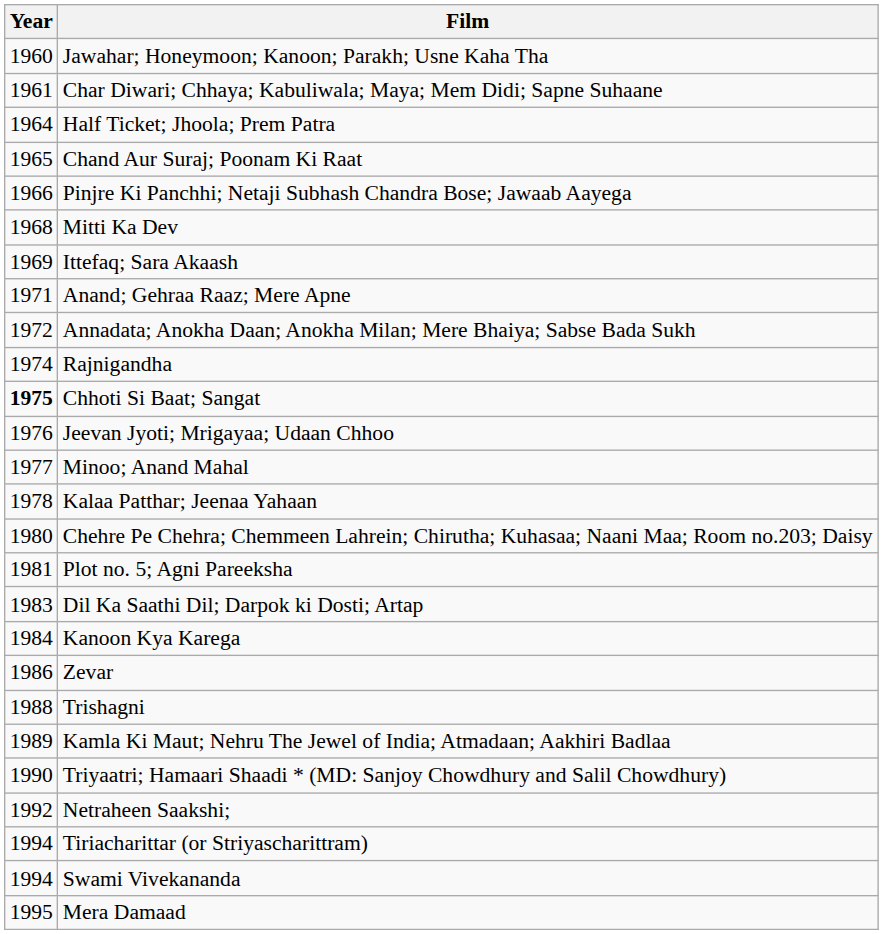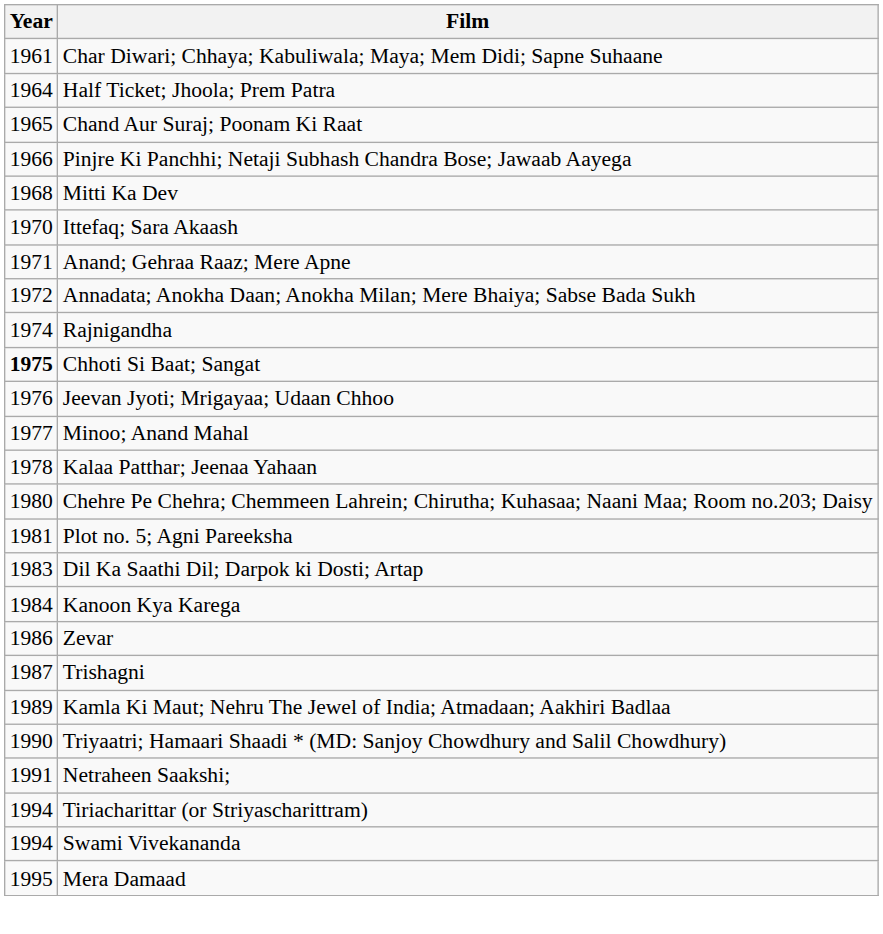- row: (306, 55)
(31, 261) 1969 -> (31, 227) 1970
(31, 706) 1988 -> (31, 672) 1987
(31, 809) 1992 -> (31, 775) 1991
